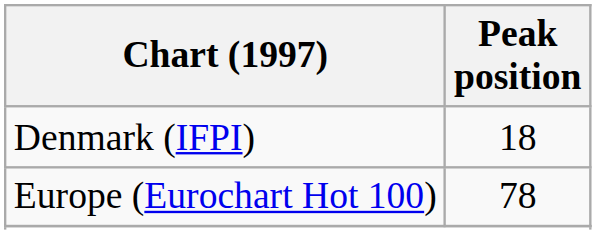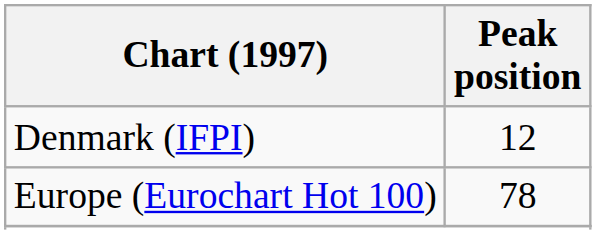(518, 136) 18 -> (518, 136) 12
